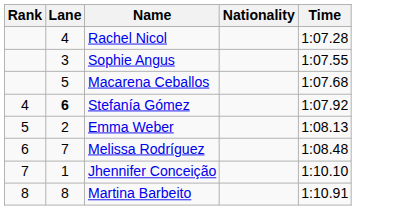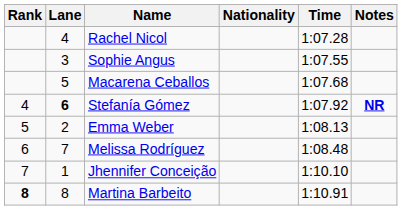+ column: (374, 15)
(25, 194) normal -> (25, 194) bold
